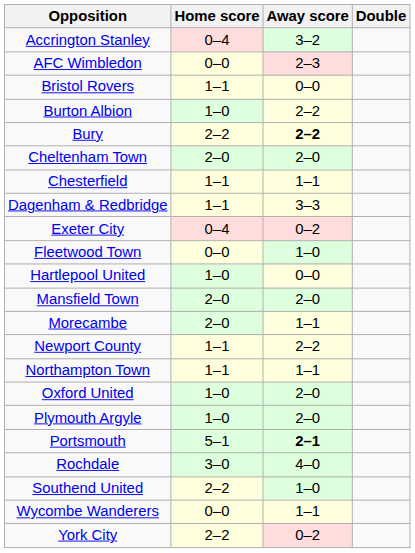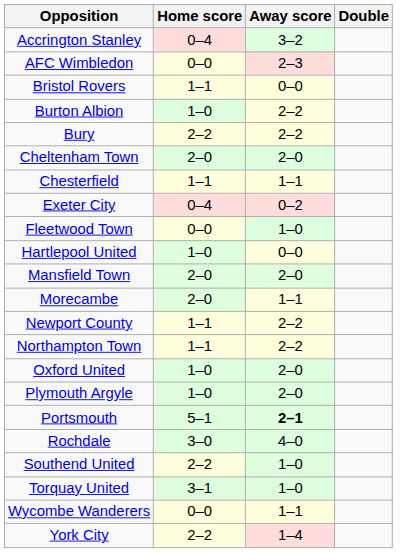(308, 134) bold -> (290, 134) normal
- row: (88, 205)
(308, 370) 1–1 -> (290, 346) 2–2
+ row: (79, 488)
(308, 535) 0–2 -> (290, 535) 1–4
